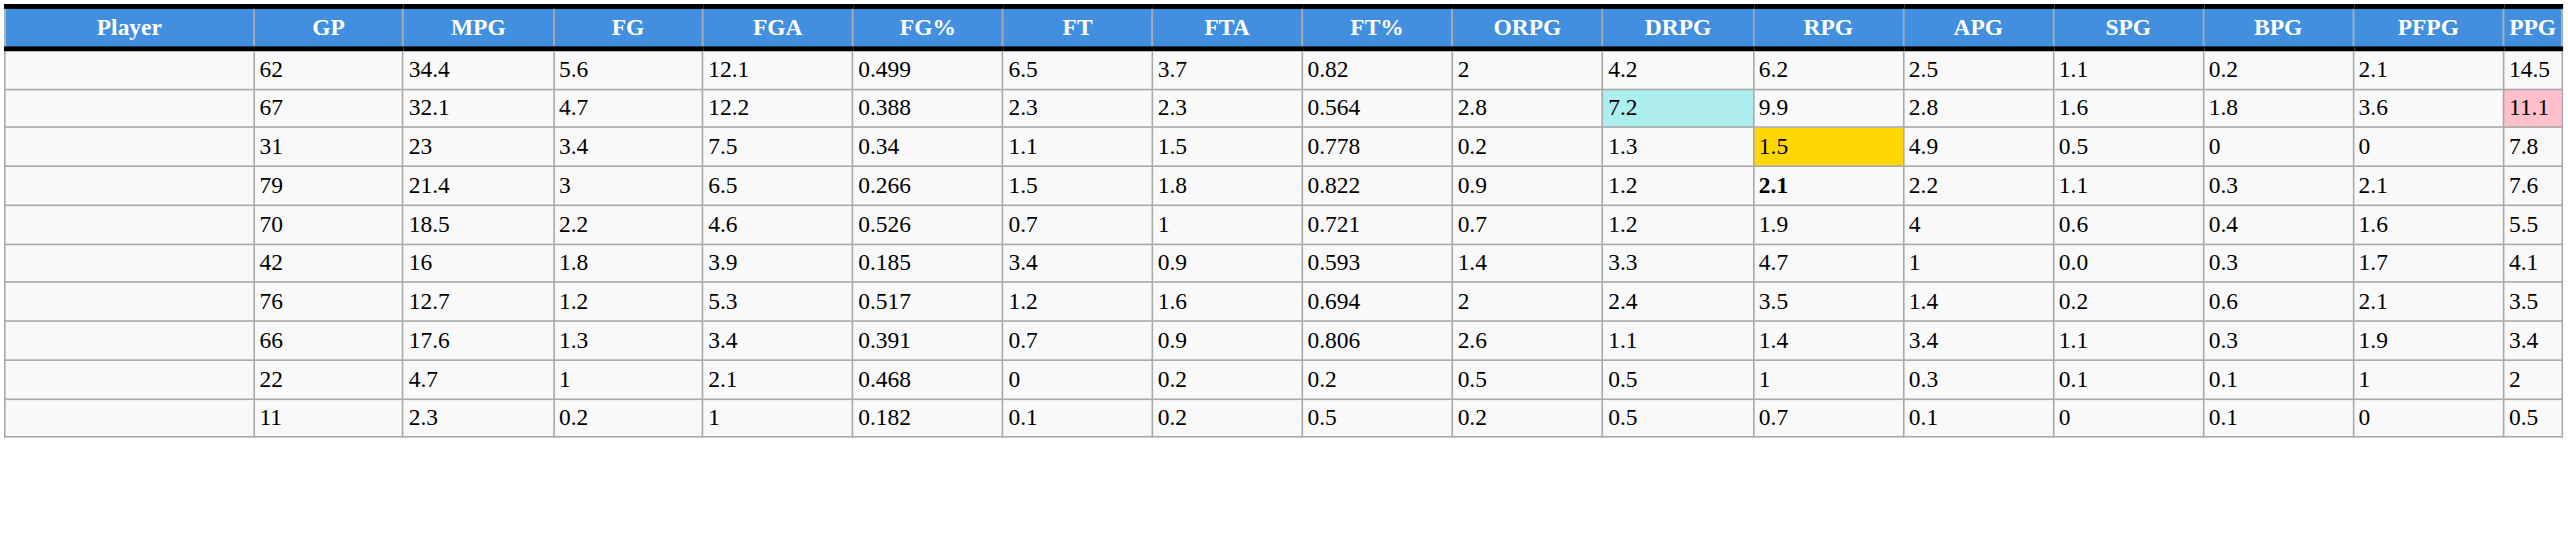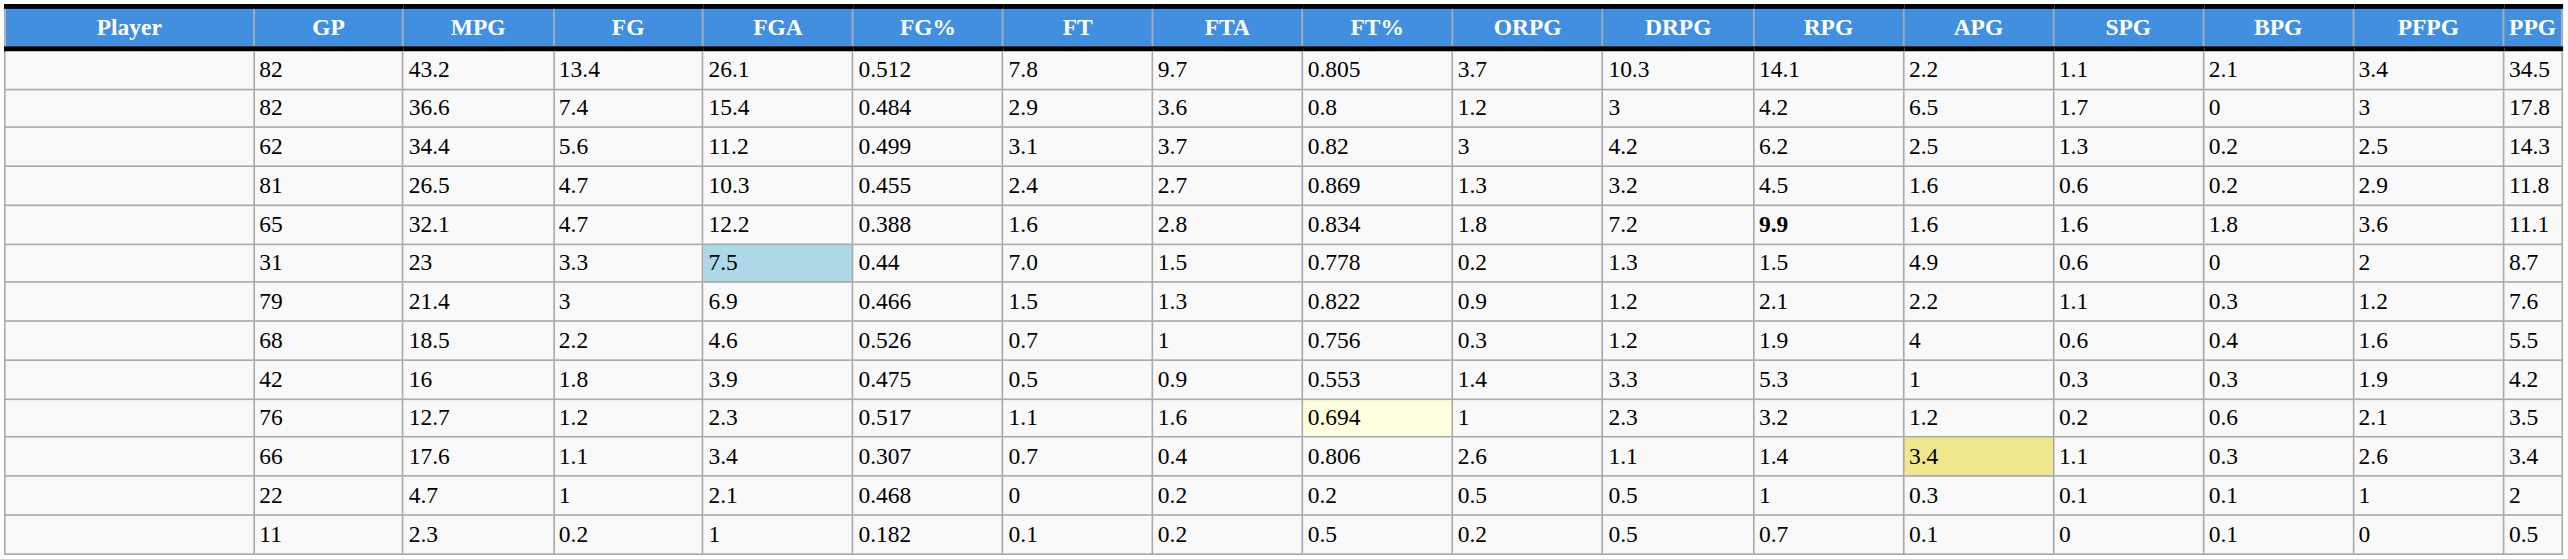+ row: (429, 69)
+ row: (429, 108)
(729, 69) 12.1 -> (729, 146) 11.2
(1023, 69) 6.5 -> (1023, 146) 3.1
(1463, 69) 2 -> (1464, 146) 3
(2074, 69) 1.1 -> (2074, 146) 1.3
(2373, 69) 2.1 -> (2373, 146) 2.5
(2530, 69) 14.5 -> (2530, 146) 14.3
+ row: (429, 185)
(271, 108) 67 -> (271, 224) 65
(1023, 108) 2.3 -> (1023, 224) 1.6
(1172, 108) 2.3 -> (1173, 224) 2.8
(1334, 108) 0.564 -> (1334, 224) 0.834
(1472, 108) 2.8 -> (1472, 224) 1.8
(1623, 108) paleturquoise background -> (1623, 224) no background
(1774, 108) normal -> (1774, 224) bold
(1924, 108) 2.8 -> (1924, 224) 1.6
(2529, 108) pink background -> (2529, 224) no background
(574, 146) 3.4 -> (573, 263) 3.3
(723, 146) no background -> (723, 263) lightblue background
(879, 146) 0.34 -> (879, 263) 0.44
(1023, 146) 1.1 -> (1023, 263) 7.0
(1774, 146) gold background -> (1774, 263) no background
(2074, 146) 0.5 -> (2074, 263) 0.6
(2364, 146) 0 -> (2364, 263) 2
(2524, 146) 7.8 -> (2524, 263) 8.7
(723, 185) 6.5 -> (723, 301) 6.9
(885, 185) 0.266 -> (885, 301) 0.466
(1172, 185) 1.8 -> (1173, 301) 1.3
(1774, 185) bold -> (1774, 301) normal
(2373, 185) 2.1 -> (2373, 301) 1.2
(271, 224) 70 -> (271, 340) 68
(1334, 224) 0.721 -> (1334, 340) 0.756
(1472, 224) 0.7 -> (1472, 340) 0.3
(885, 263) 0.185 -> (885, 379) 0.475
(1023, 263) 3.4 -> (1023, 379) 0.5
(1334, 263) 0.593 -> (1334, 379) 0.553
(1774, 263) 4.7 -> (1774, 379) 5.3
(2074, 263) 0.0 -> (2074, 379) 0.3
(2373, 263) 1.7 -> (2373, 379) 1.9
(2524, 263) 4.1 -> (2524, 379) 4.2
(723, 301) 5.3 -> (723, 417) 2.3
(1023, 301) 1.2 -> (1023, 417) 1.1
(1334, 301) no background -> (1334, 417) lightyellow background
(1463, 301) 2 -> (1464, 417) 1
(1623, 301) 2.4 -> (1623, 417) 2.3
(1774, 301) 3.5 -> (1774, 417) 3.2
(1924, 301) 1.4 -> (1924, 417) 1.2
(574, 340) 1.3 -> (573, 456) 1.1
(885, 340) 0.391 -> (885, 456) 0.307
(1172, 340) 0.9 -> (1173, 456) 0.4
(1924, 340) no background -> (1924, 456) khaki background
(2373, 340) 1.9 -> (2373, 456) 2.6
